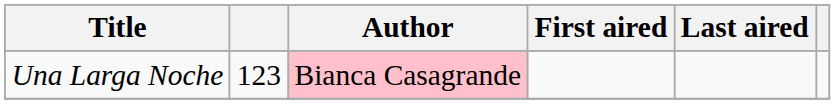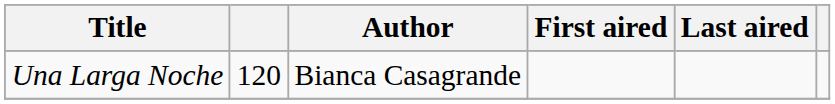(259, 74) 123 -> (259, 74) 120
(408, 74) pink background -> (408, 74) no background
